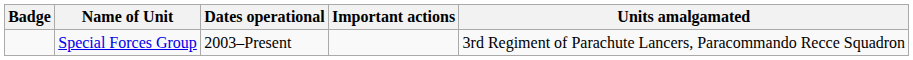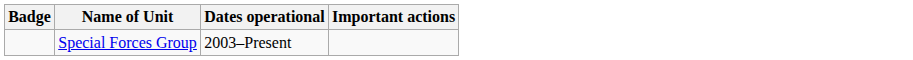- column: (684, 17)
